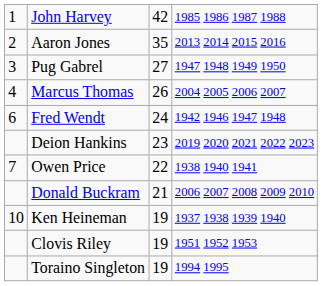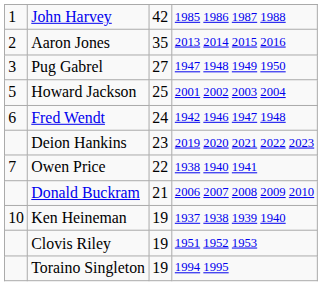- row: (82, 92)
+ row: (84, 92)
